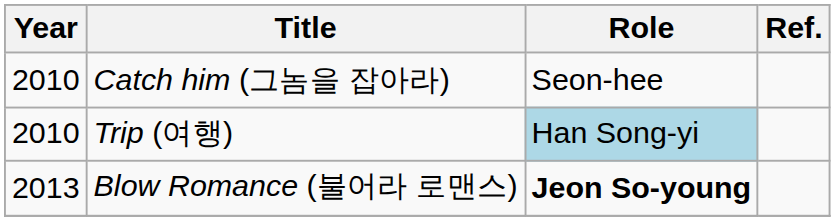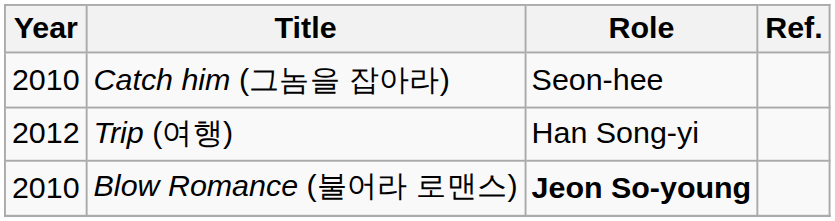(46, 133) 2010 -> (46, 133) 2012
(615, 133) lightblue background -> (615, 133) no background
(46, 187) 2013 -> (46, 187) 2010
